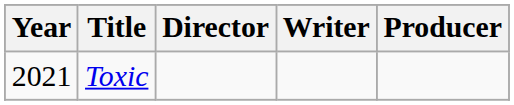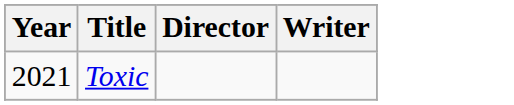- column: (443, 28)
